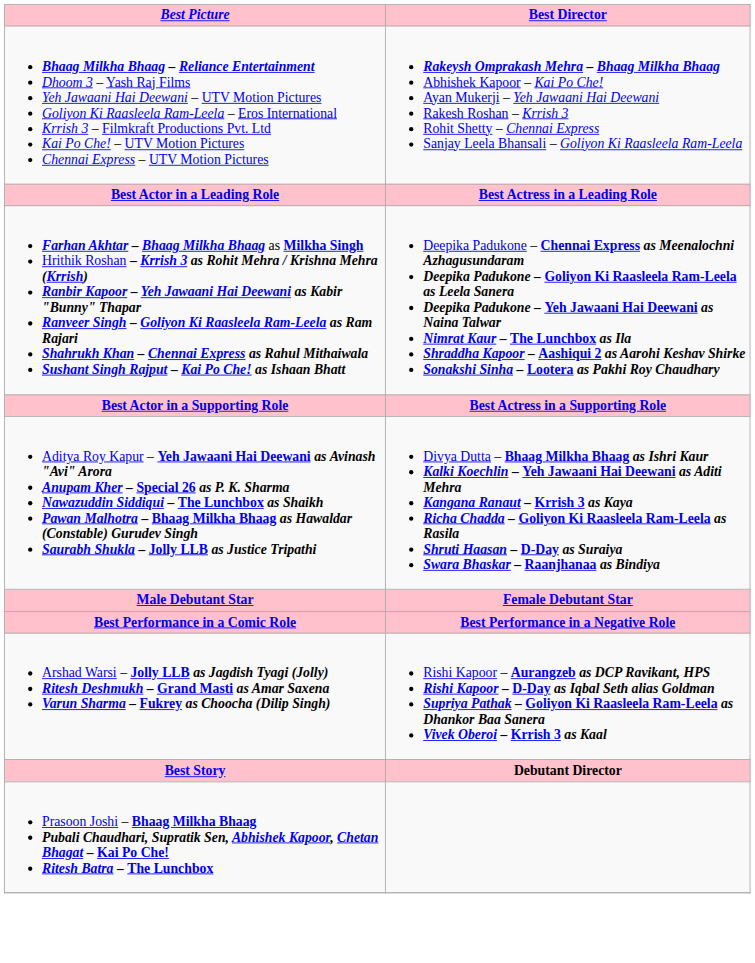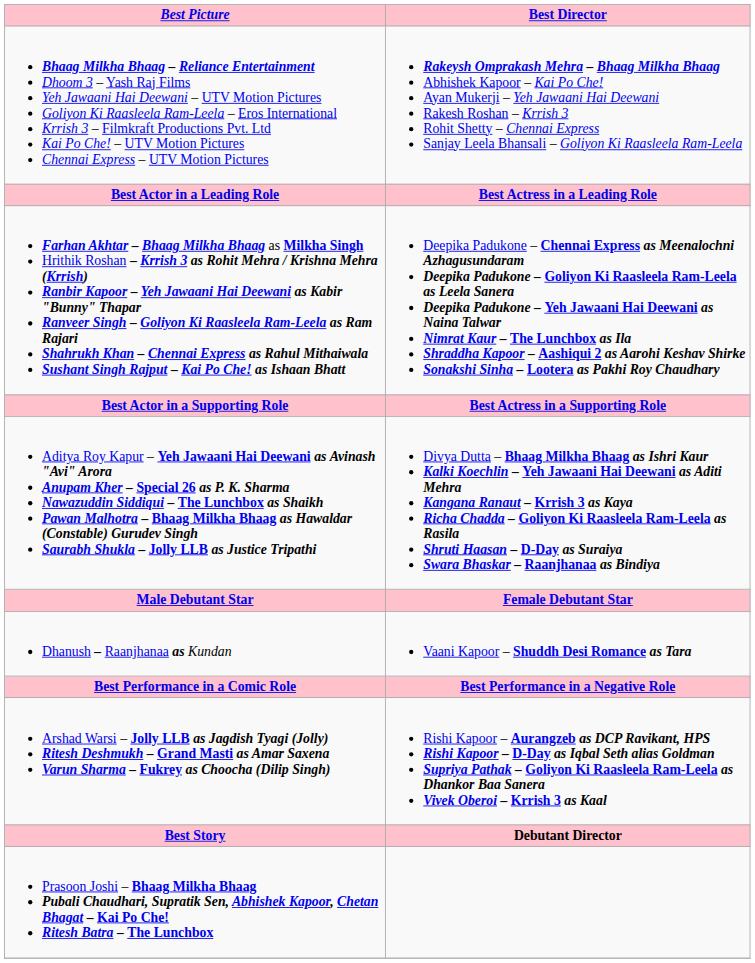+ row: (195, 651)
